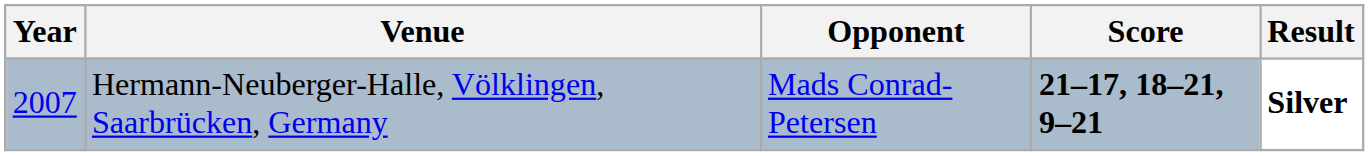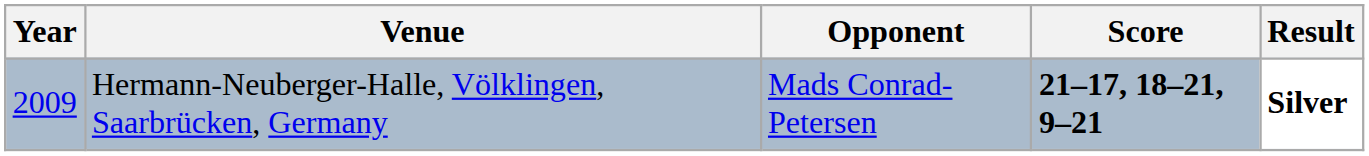(45, 103) 2007 -> (45, 103) 2009
